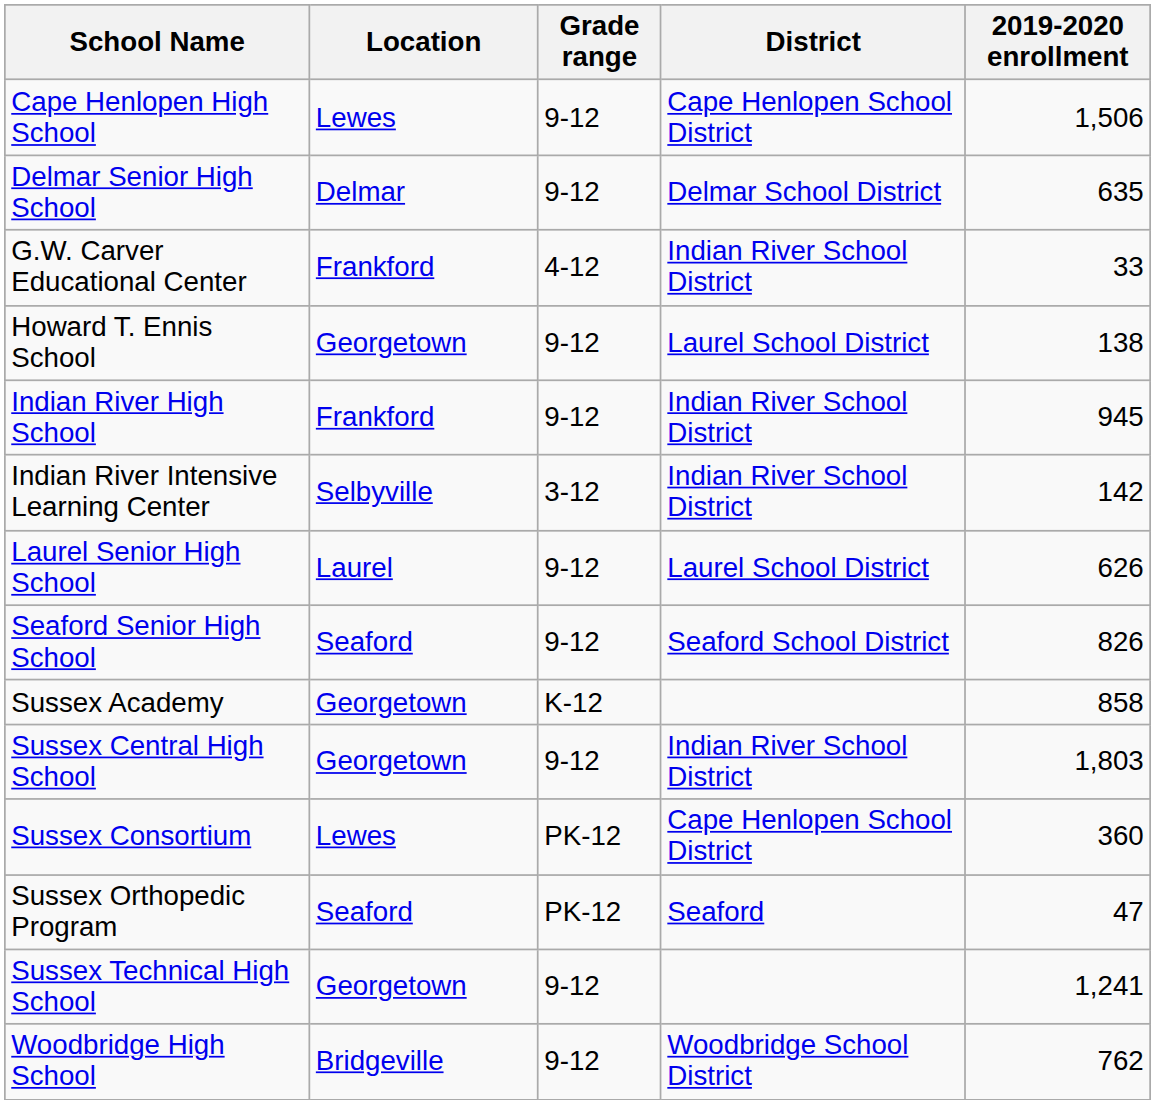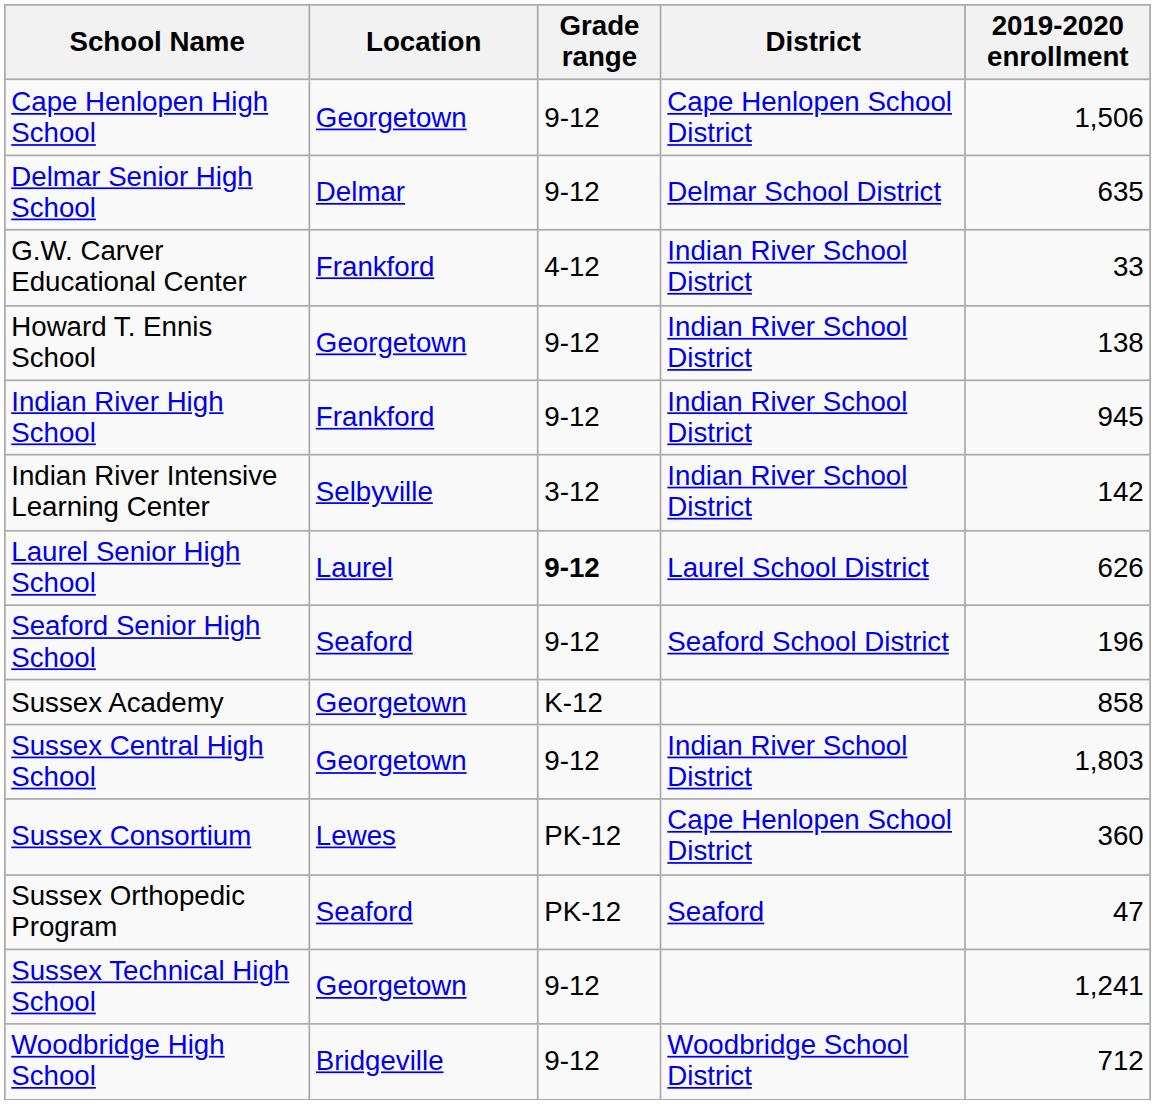(356, 117) Lewes -> (391, 117) Georgetown
(798, 342) Laurel School District -> (787, 342) Indian River School District
(572, 567) normal -> (572, 567) bold
(1121, 642) 826 -> (1121, 642) 196
(1121, 1061) 762 -> (1121, 1061) 712
